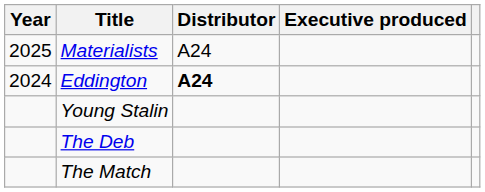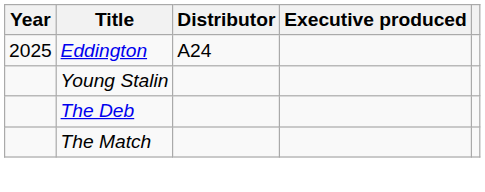- row: (109, 50)
(30, 80) 2024 -> (30, 50) 2025
(195, 80) bold -> (194, 50) normal
